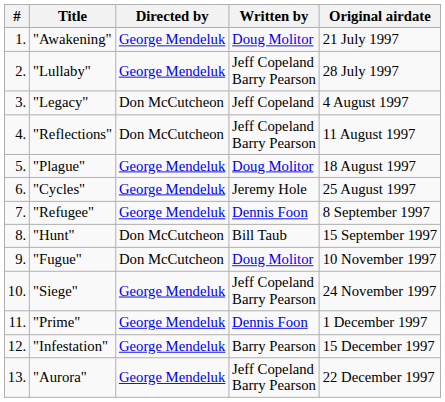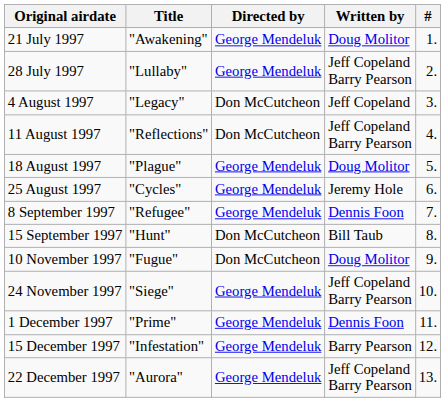columns swapped: (17, 16) <-> (380, 16)
